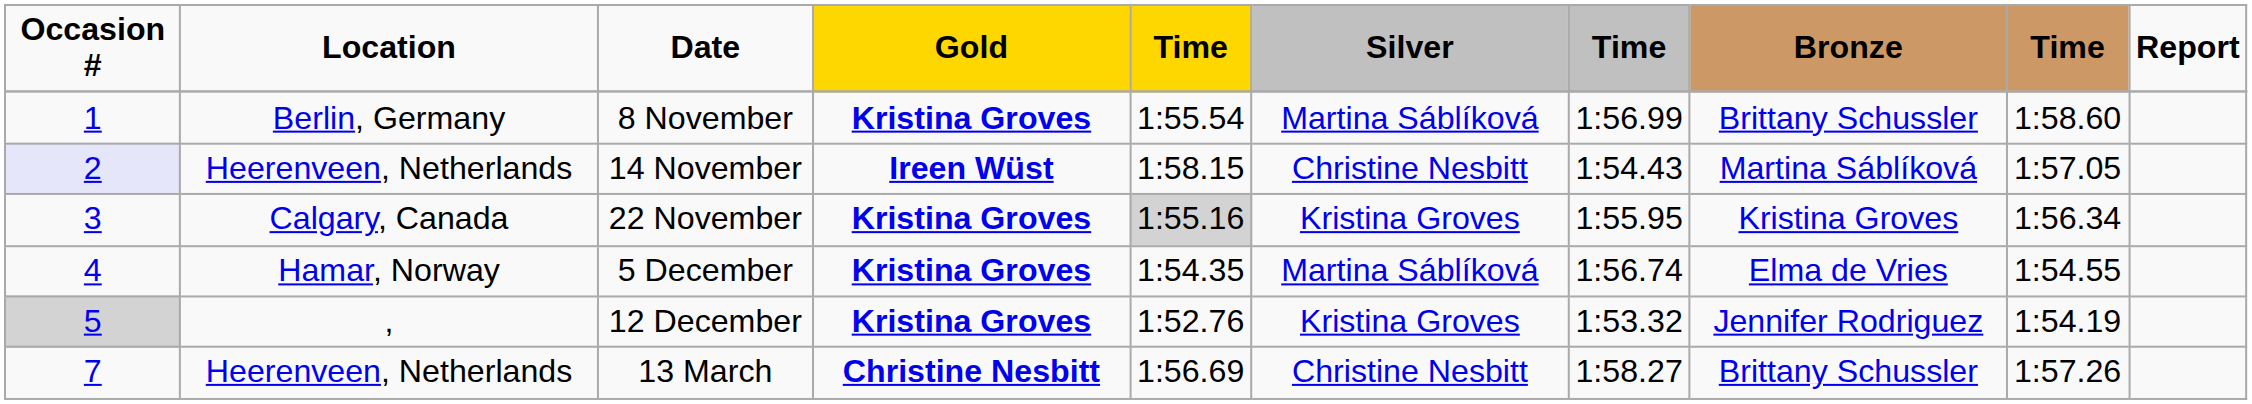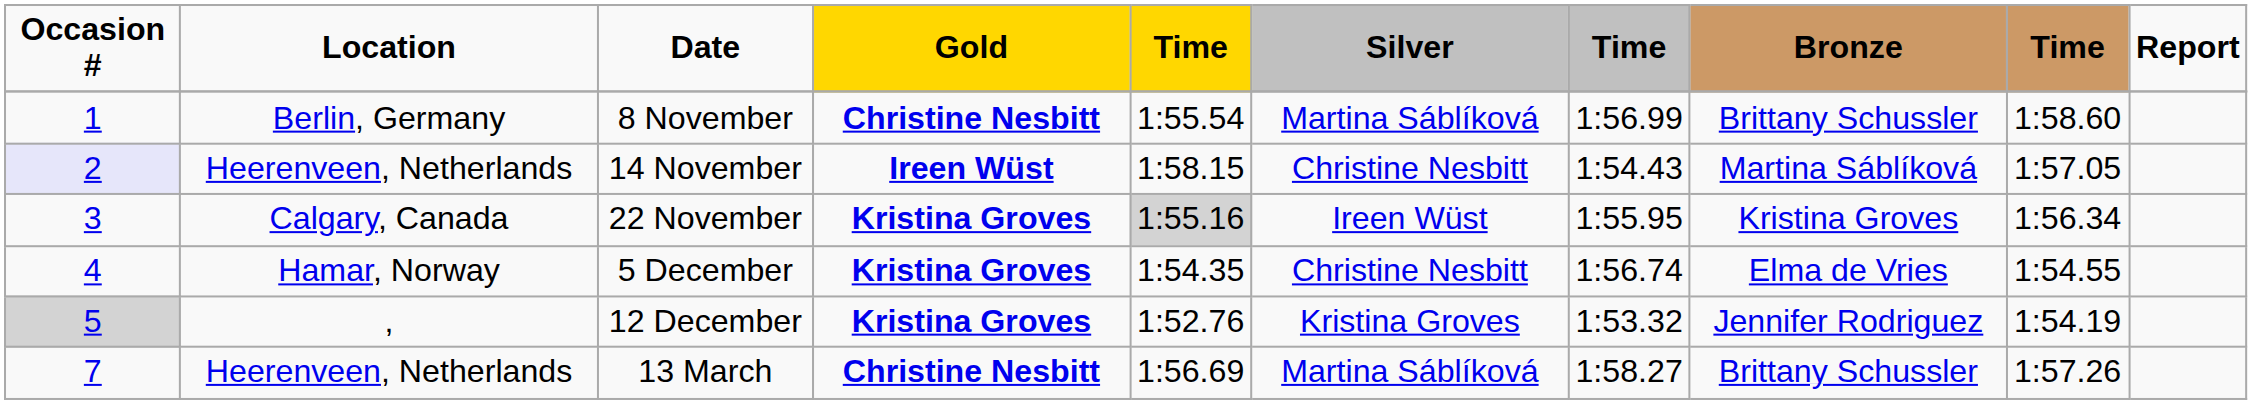(971, 117) Kristina Groves -> (971, 117) Christine Nesbitt
(1410, 219) Kristina Groves -> (1410, 219) Ireen Wüst
(1410, 270) Martina Sáblíková -> (1410, 270) Christine Nesbitt
(1410, 372) Christine Nesbitt -> (1410, 372) Martina Sáblíková
